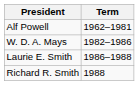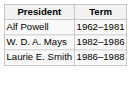- row: (43, 73)
